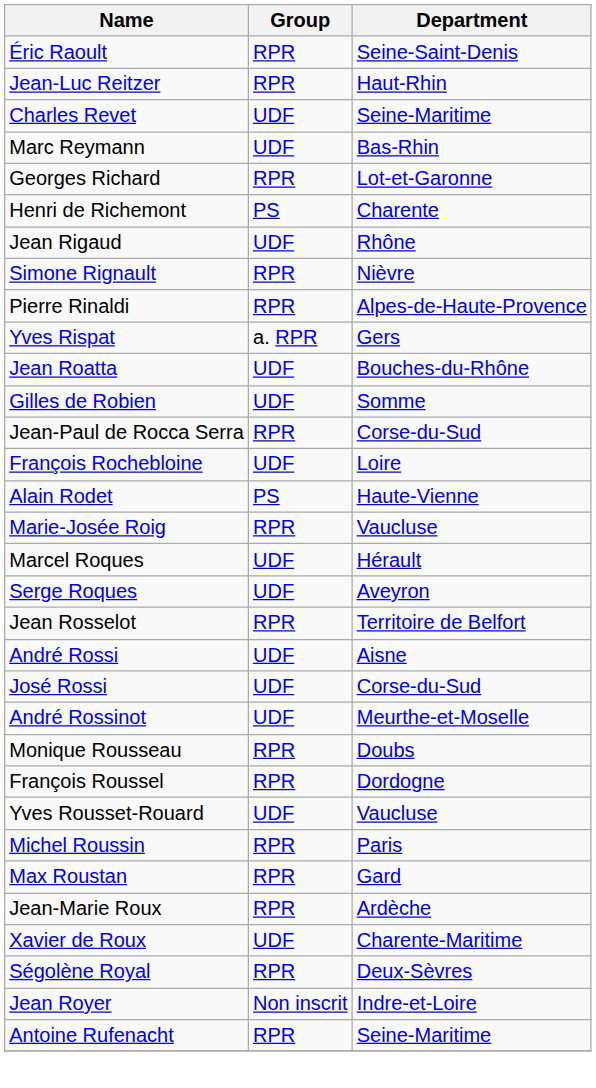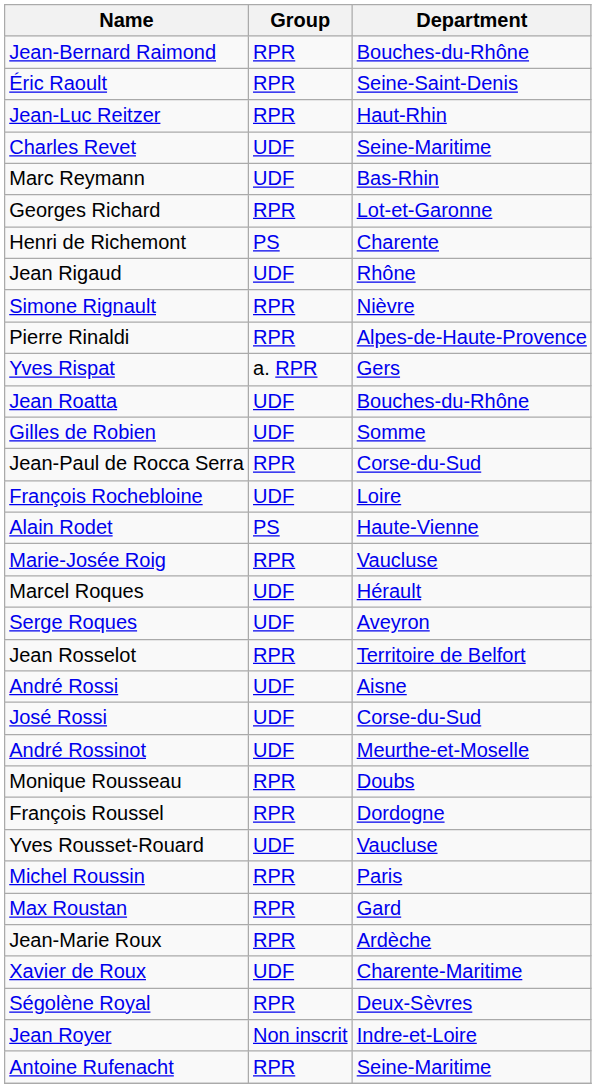+ row: (113, 52)
